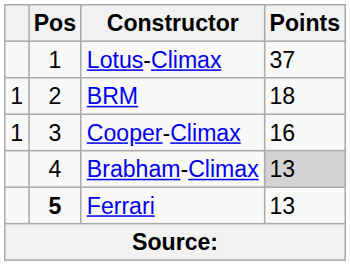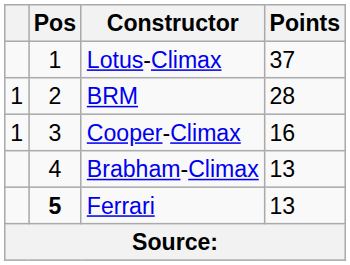(282, 96) 18 -> (282, 96) 28
(282, 170) lightgrey background -> (282, 170) no background
